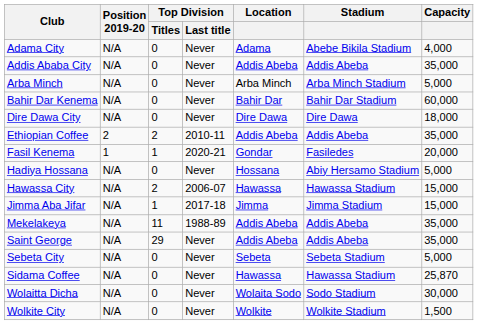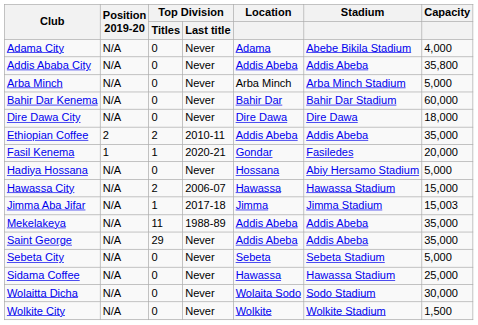(441, 65) 35,000 -> (441, 65) 35,800
(441, 205) 15,000 -> (441, 205) 15,003
(441, 275) 25,870 -> (441, 275) 25,000
